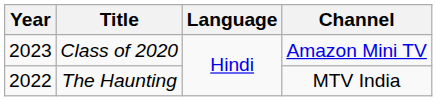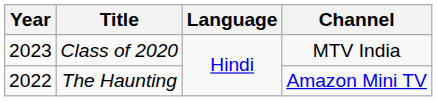(357, 50) Amazon Mini TV -> (357, 50) MTV India
(357, 80) MTV India -> (357, 80) Amazon Mini TV
